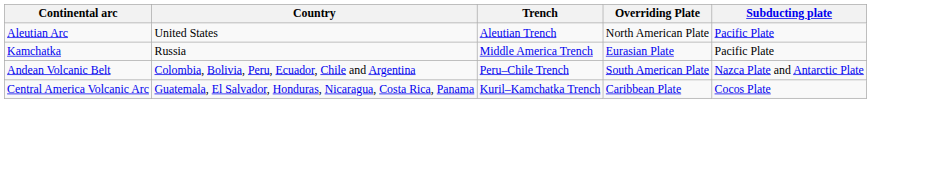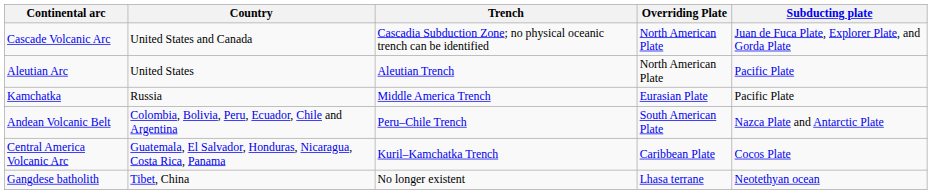+ row: (59, 39)
+ row: (53, 179)
